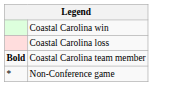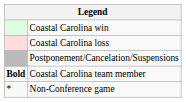+ row: (104, 58)
